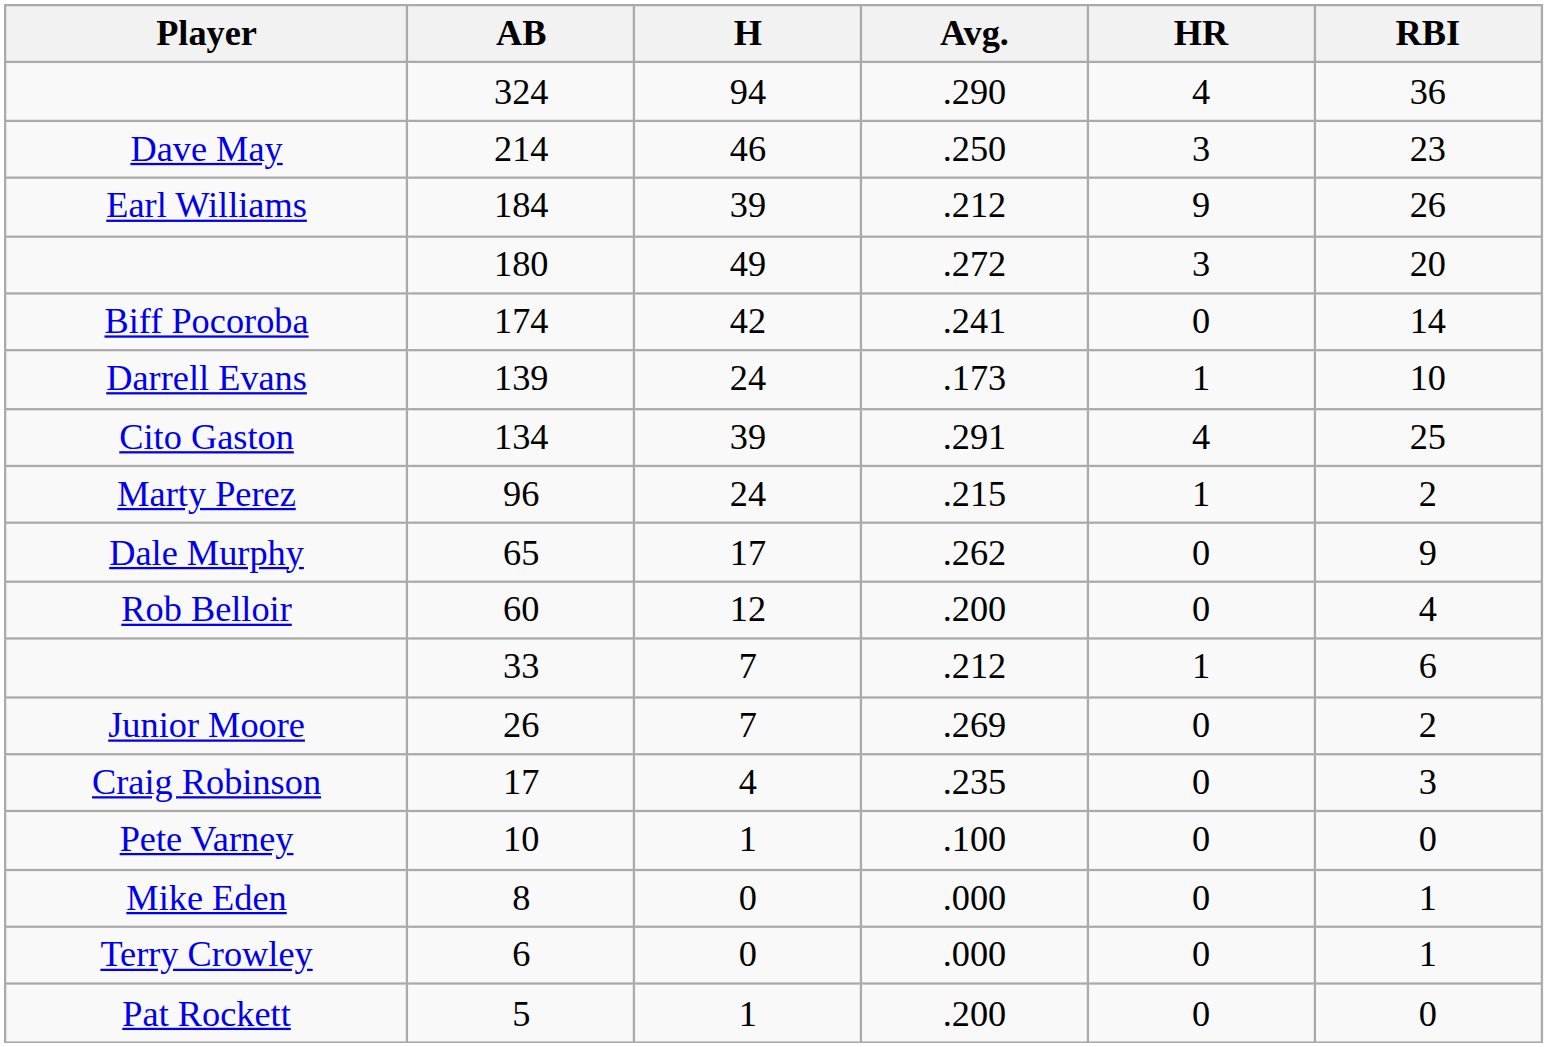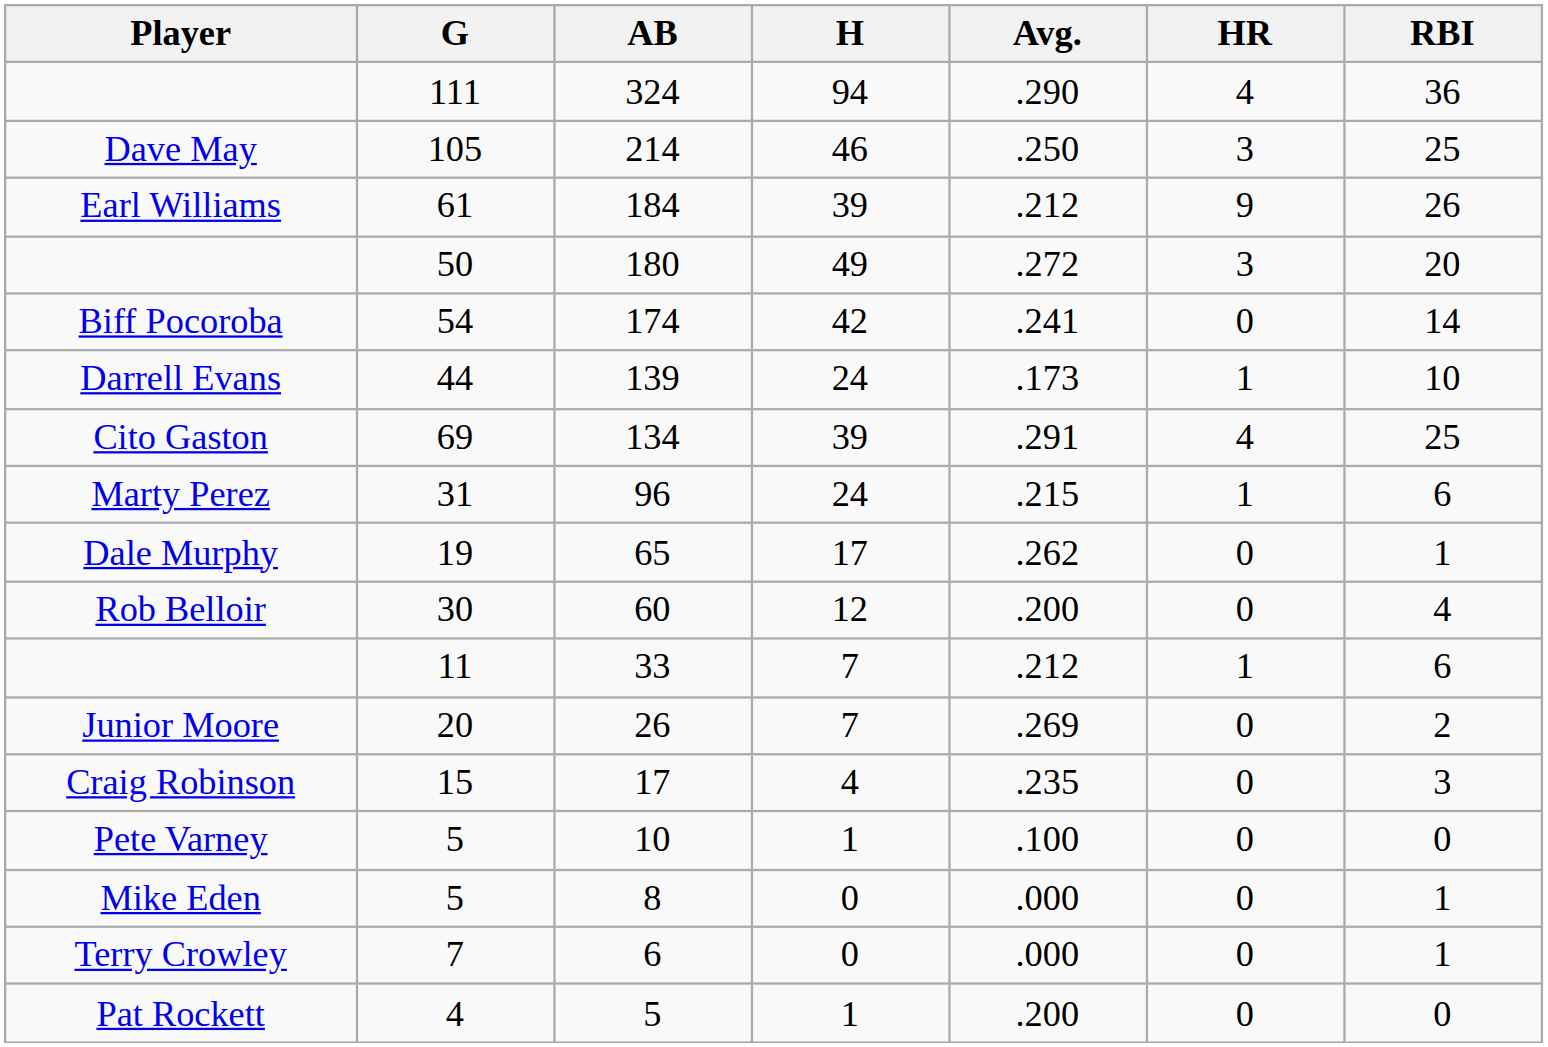+ column: (455, 33)
(1428, 148) 23 -> (1442, 148) 25
(1428, 494) 2 -> (1442, 494) 6
(1428, 551) 9 -> (1442, 551) 1
